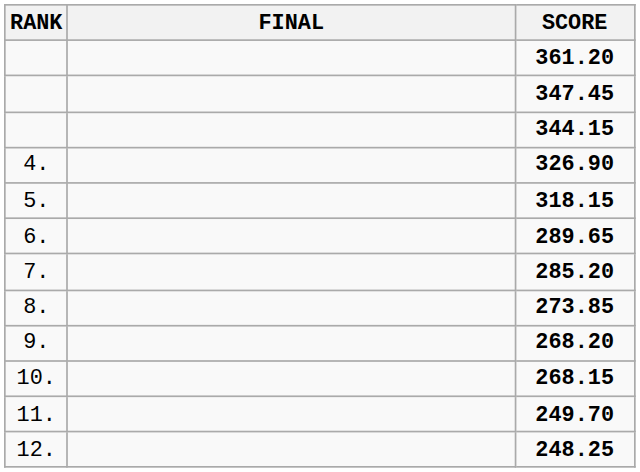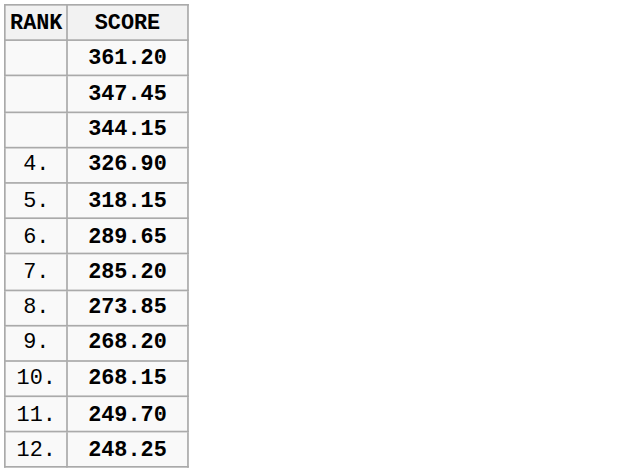- column: (291, 23)
